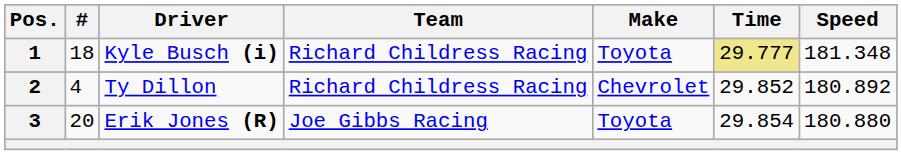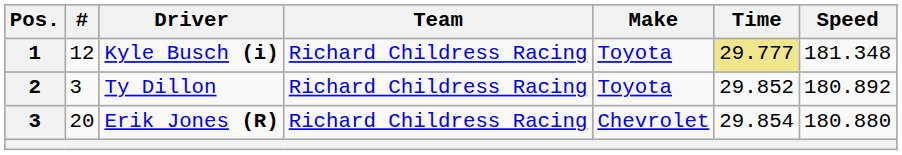(82, 55) 18 -> (82, 55) 12
(76, 89) 4 -> (76, 89) 3
(653, 89) Chevrolet -> (635, 89) Toyota
(388, 122) Joe Gibbs Racing -> (438, 122) Richard Childress Racing
(635, 122) Toyota -> (653, 122) Chevrolet
